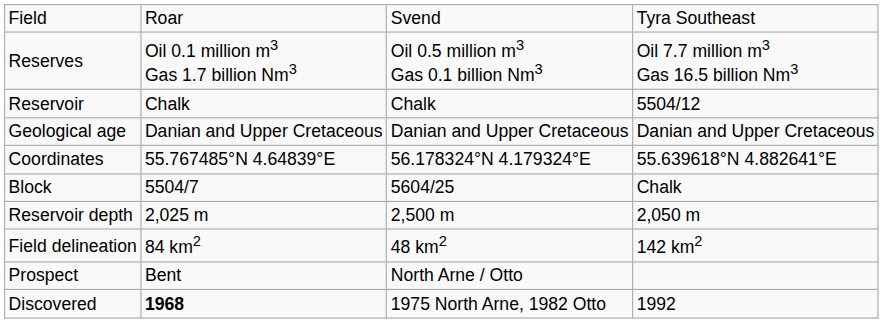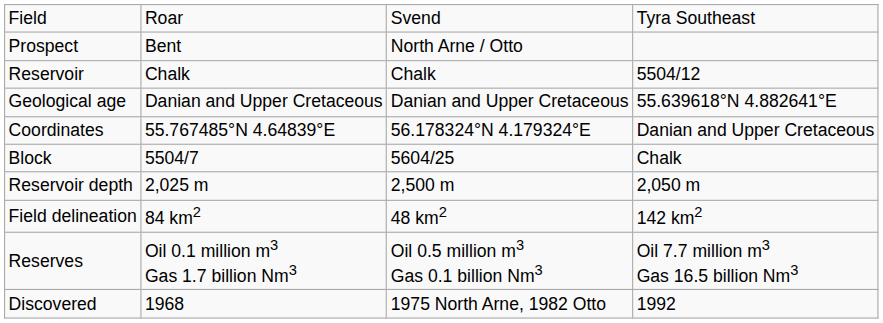rows swapped: (43, 275) <-> (46, 61)
(756, 131) Danian and Upper Cretaceous -> (737, 102) 55.639618°N 4.882641°E
(737, 159) 55.639618°N 4.882641°E -> (756, 130) Danian and Upper Cretaceous
(164, 303) bold -> (164, 303) normal
